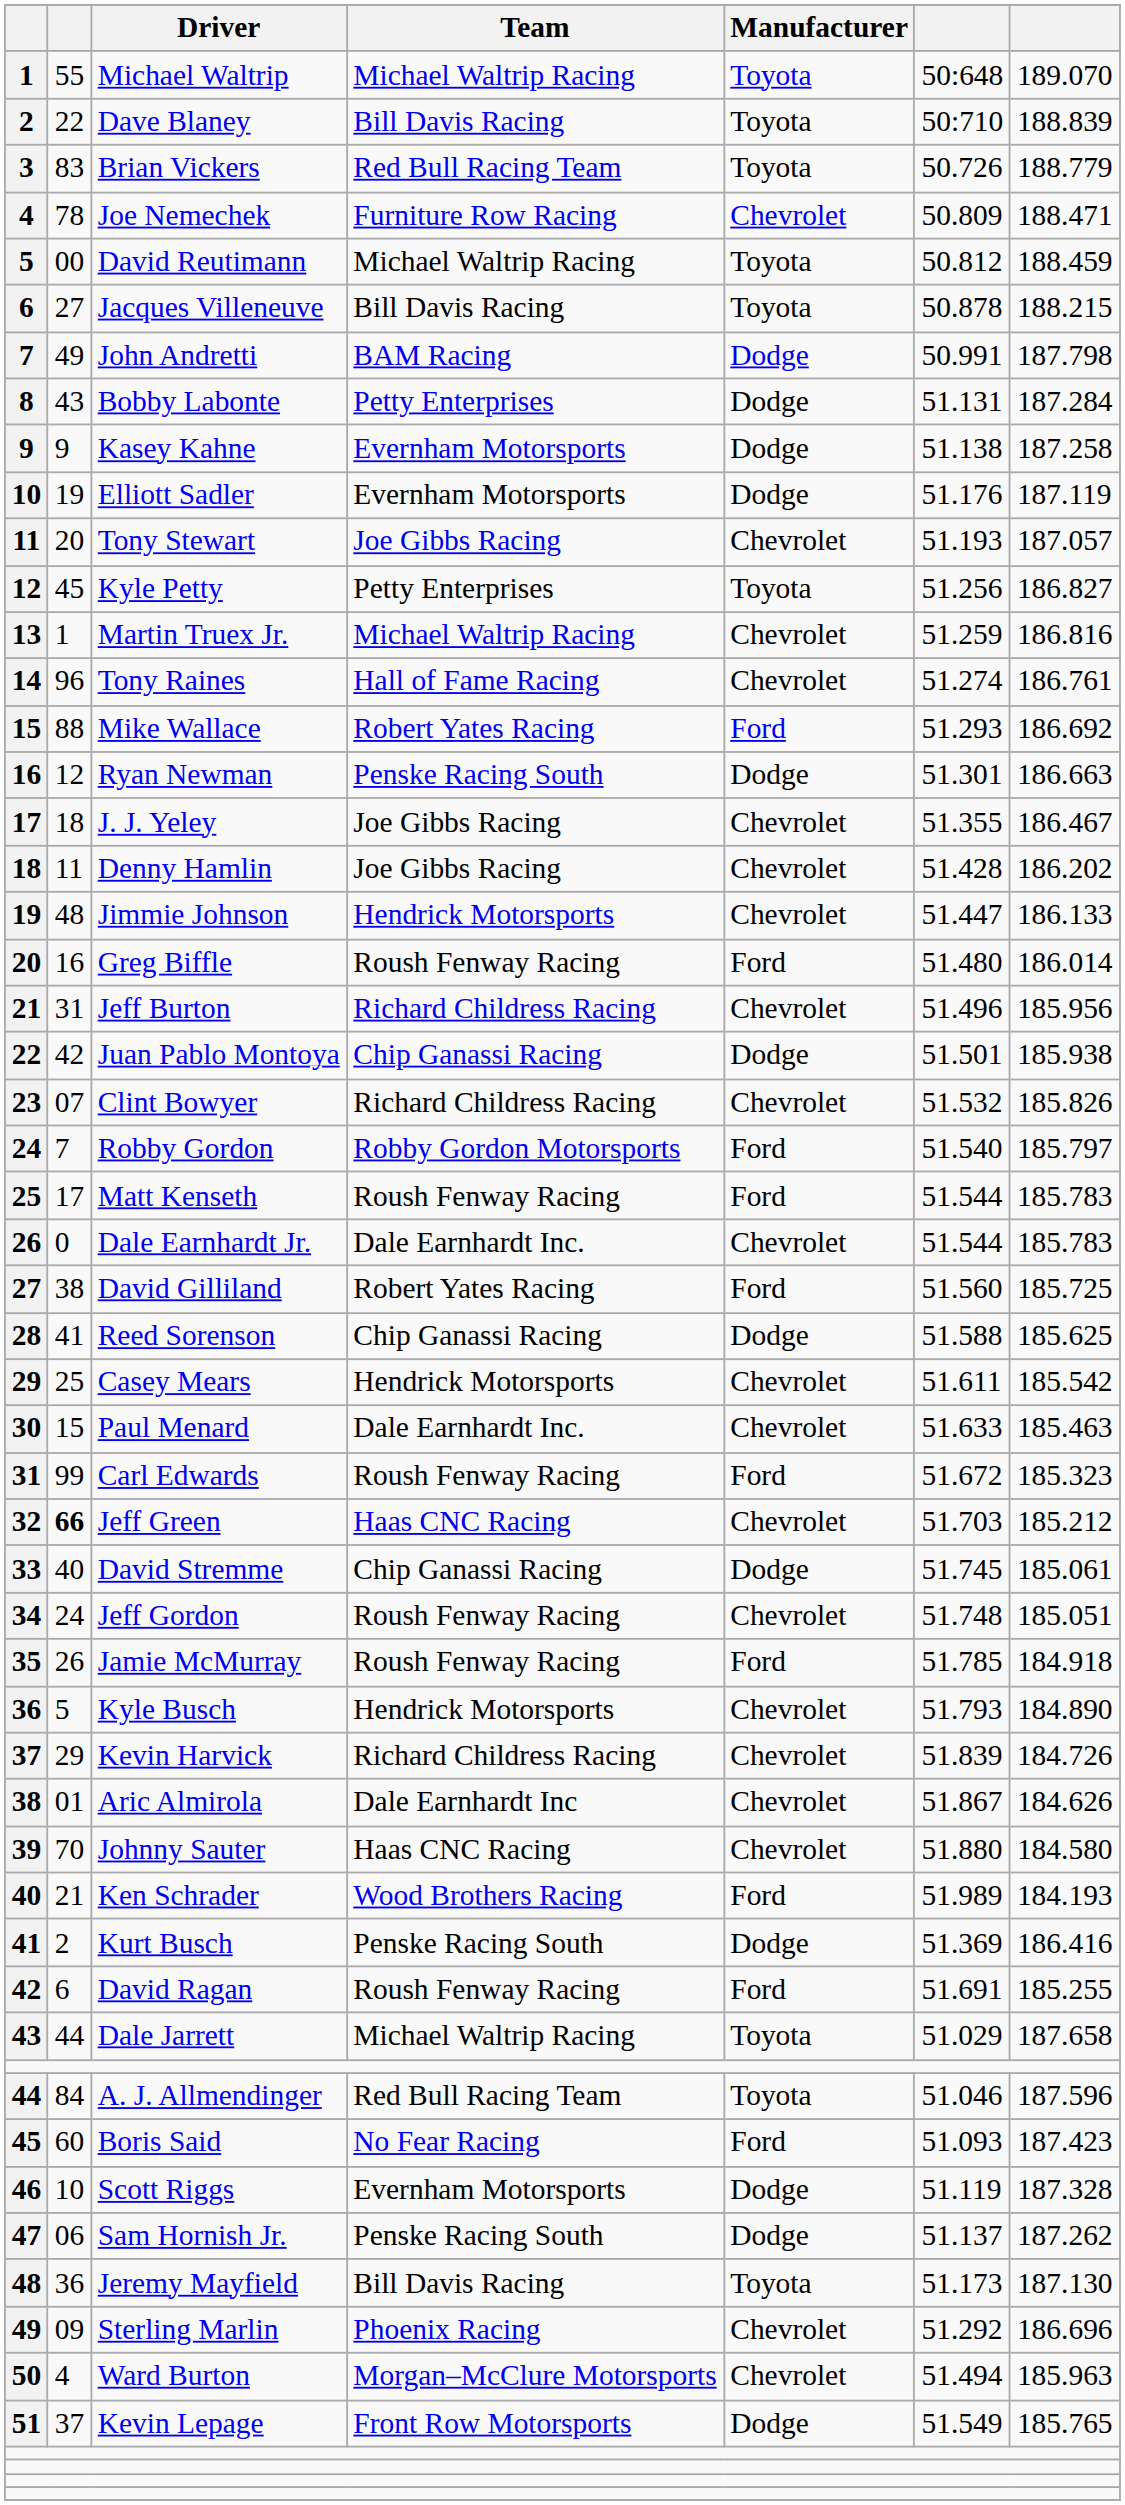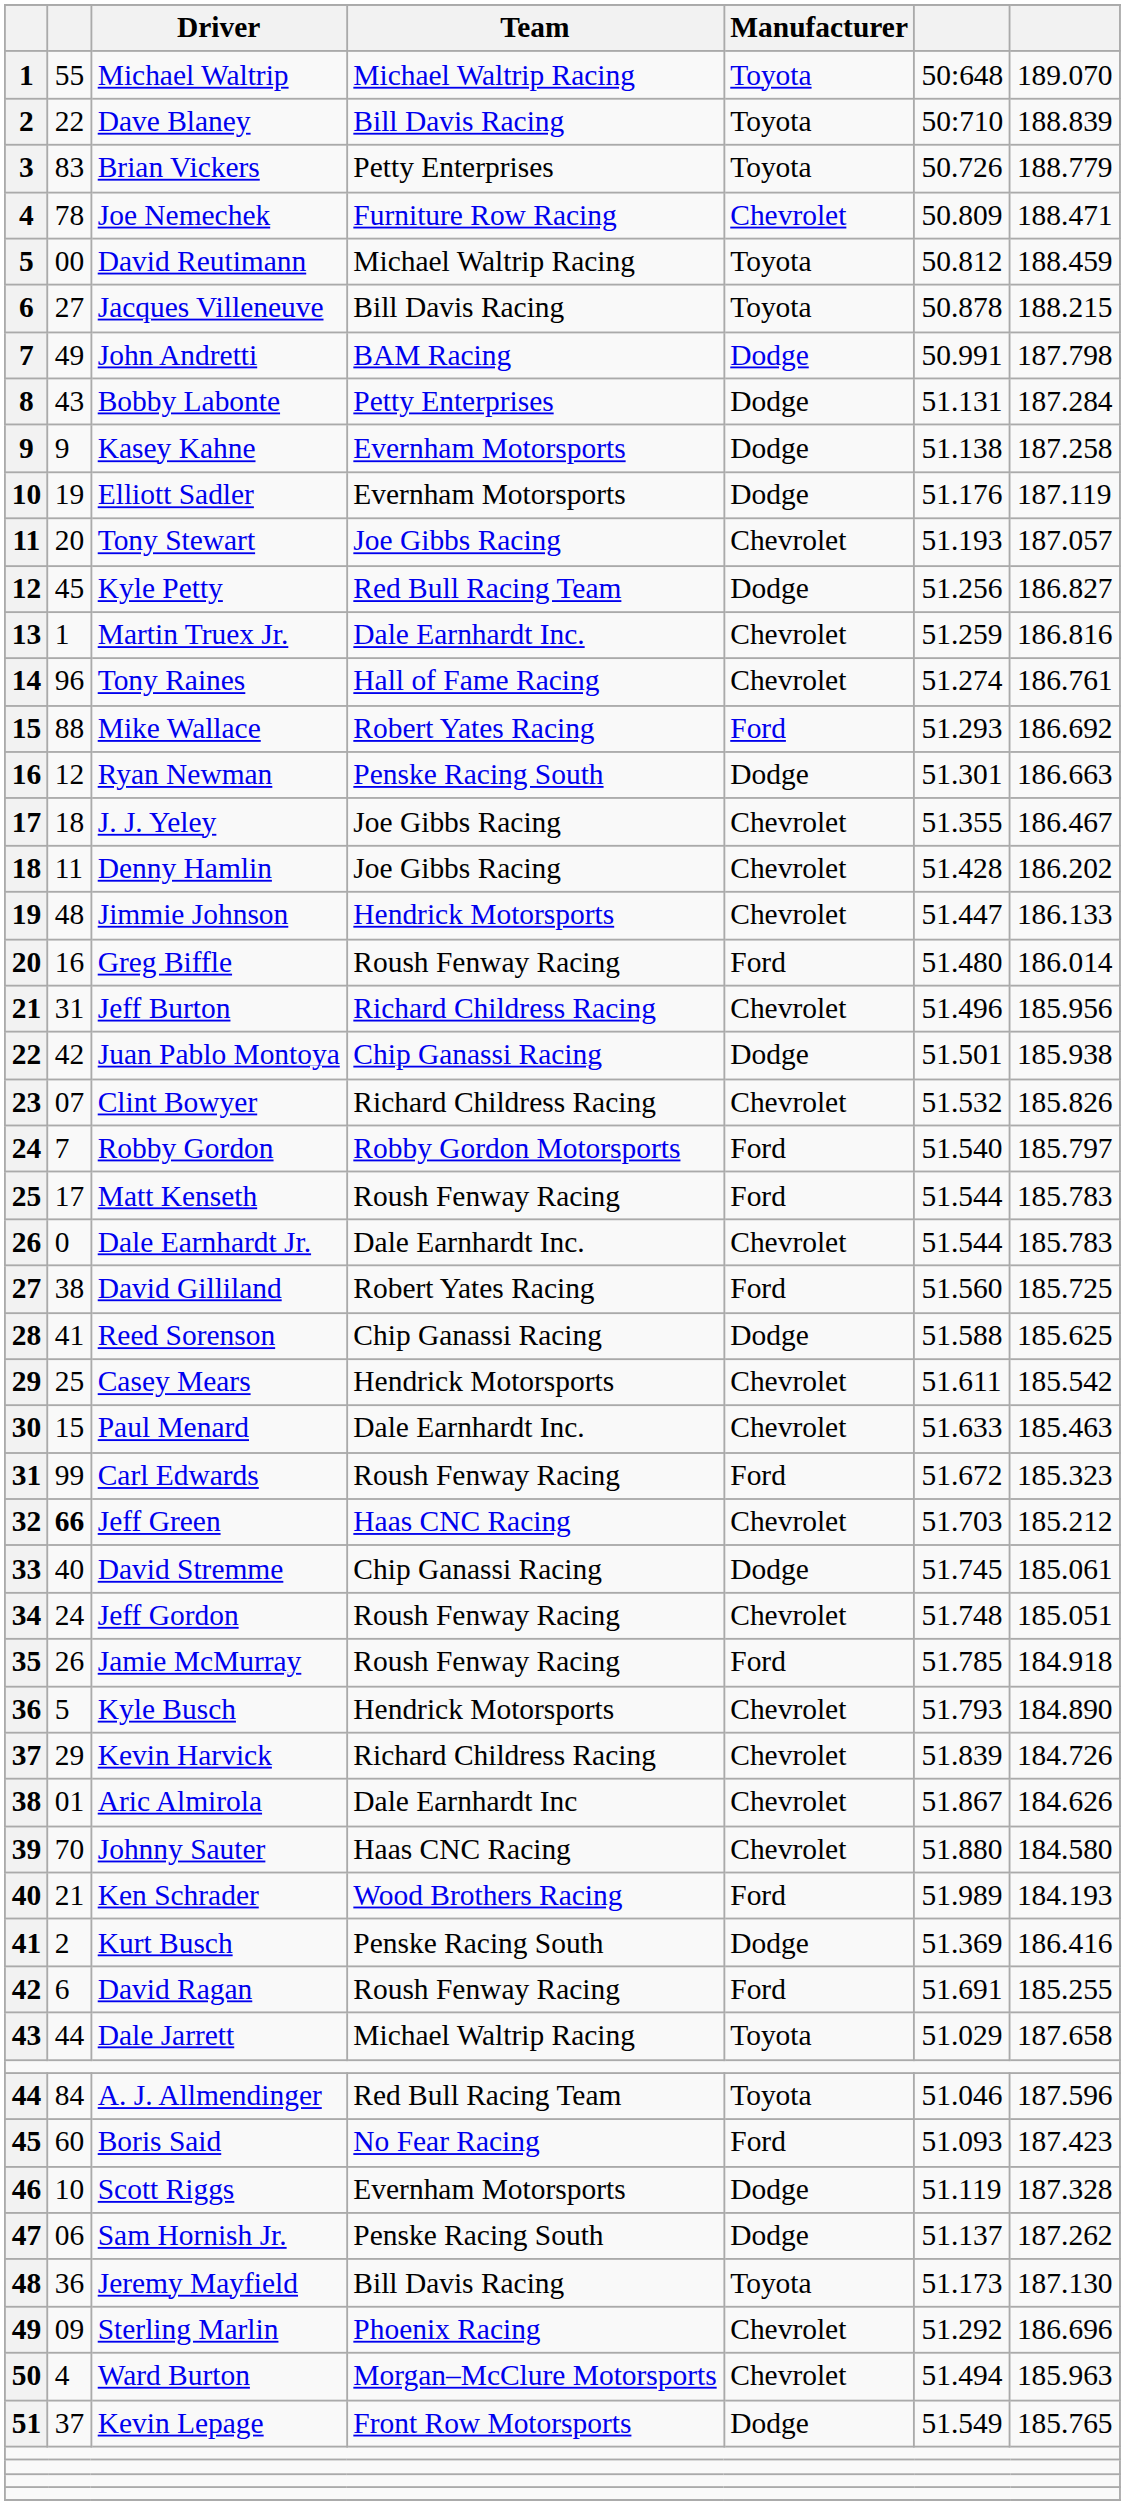(487, 167) Red Bull Racing Team -> (454, 167) Petty Enterprises
(454, 588) Petty Enterprises -> (487, 588) Red Bull Racing Team
(771, 588) Toyota -> (769, 588) Dodge
(494, 634) Michael Waltrip Racing -> (469, 634) Dale Earnhardt Inc.
